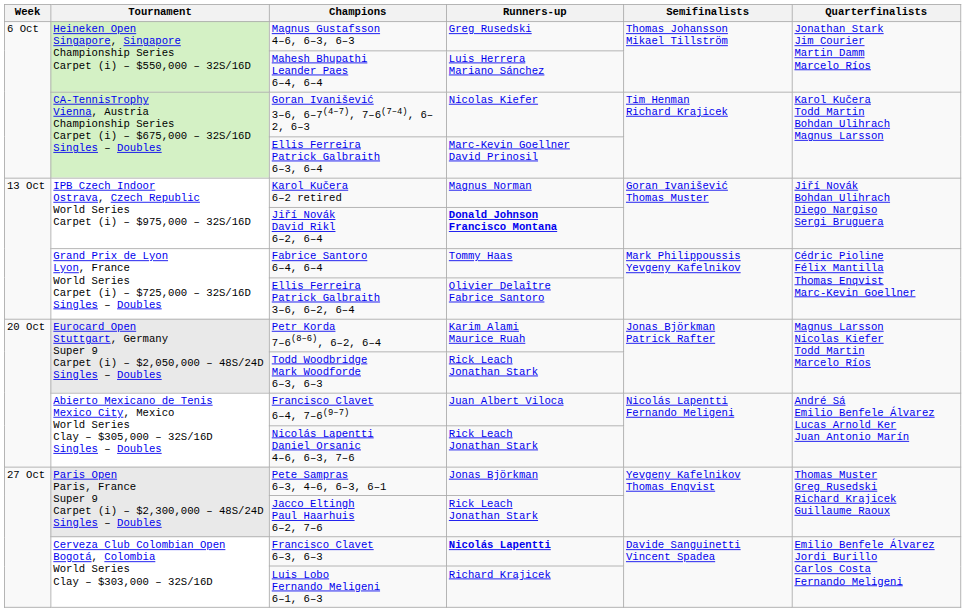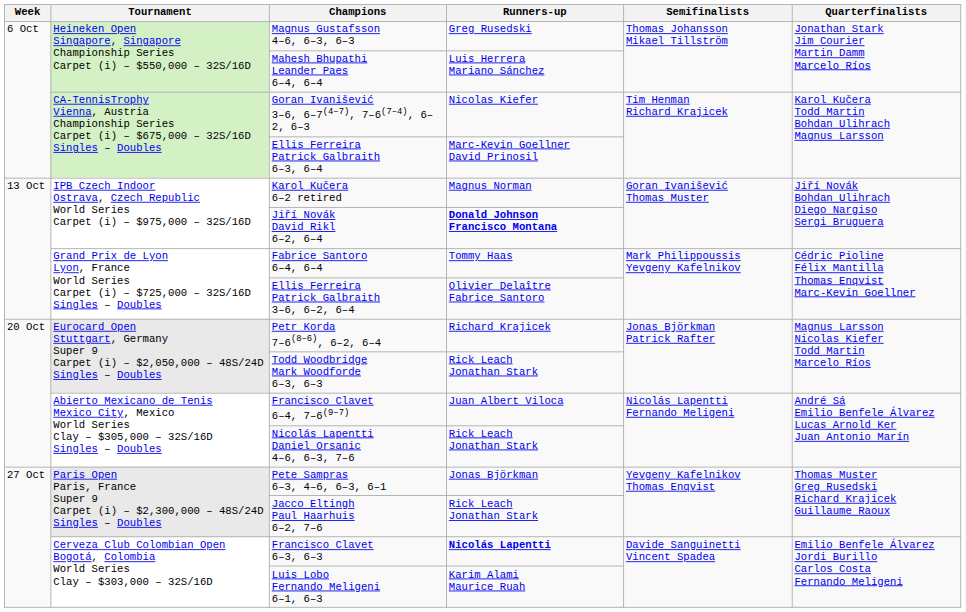(487, 334) Karim Alami Maurice Ruah -> (500, 328) Richard Krajicek
(500, 575) Richard Krajicek -> (487, 581) Karim Alami Maurice Ruah
